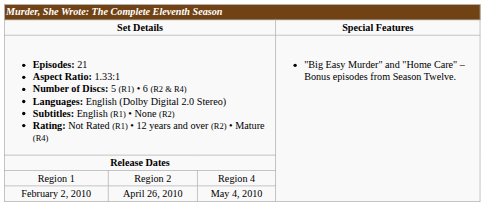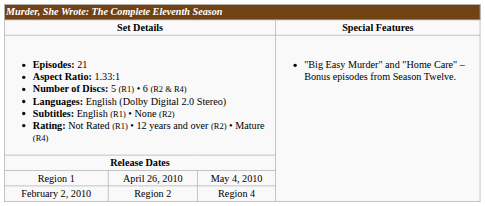(153, 178) Region 2 -> (153, 178) April 26, 2010
(237, 178) Region 4 -> (237, 178) May 4, 2010
(153, 194) April 26, 2010 -> (153, 194) Region 2
(237, 194) May 4, 2010 -> (237, 194) Region 4
